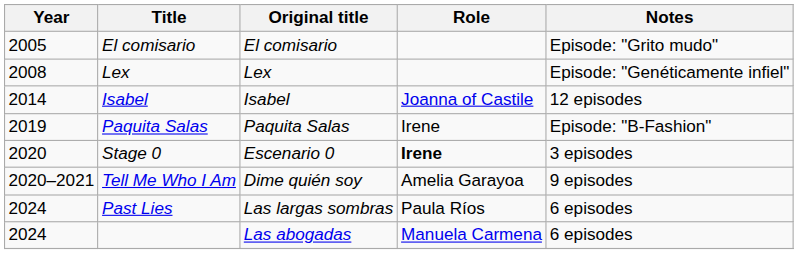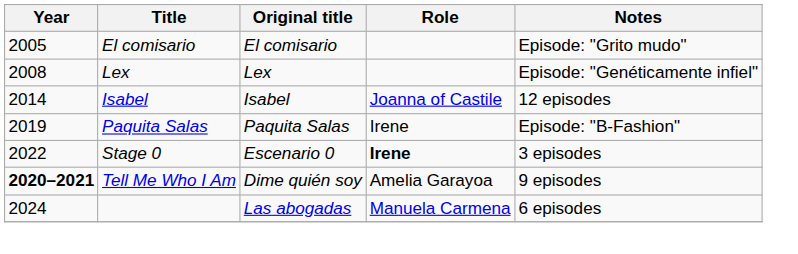(28, 153) 2020 -> (28, 153) 2022
(51, 180) normal -> (51, 180) bold
- row: (137, 208)
